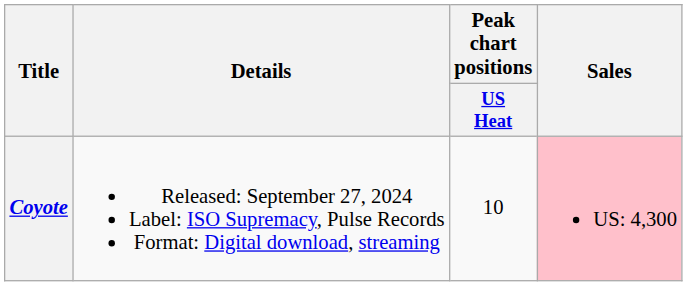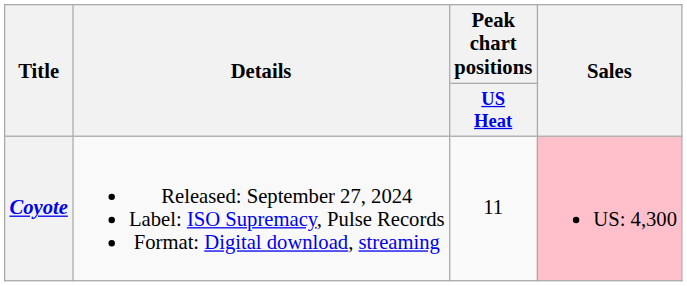(493, 208) 10 -> (493, 208) 11
